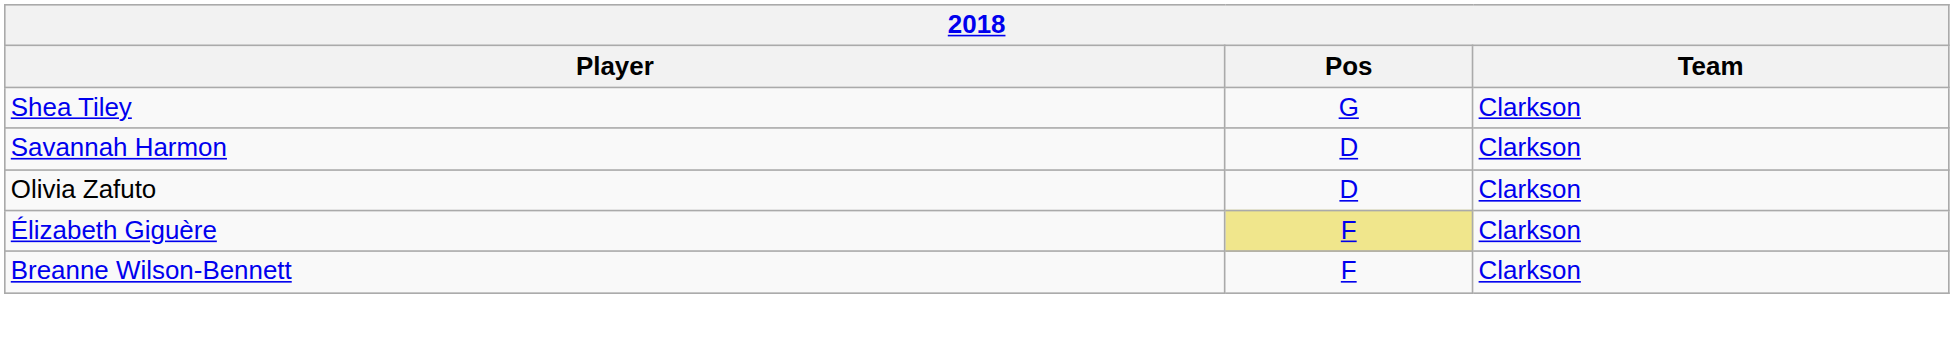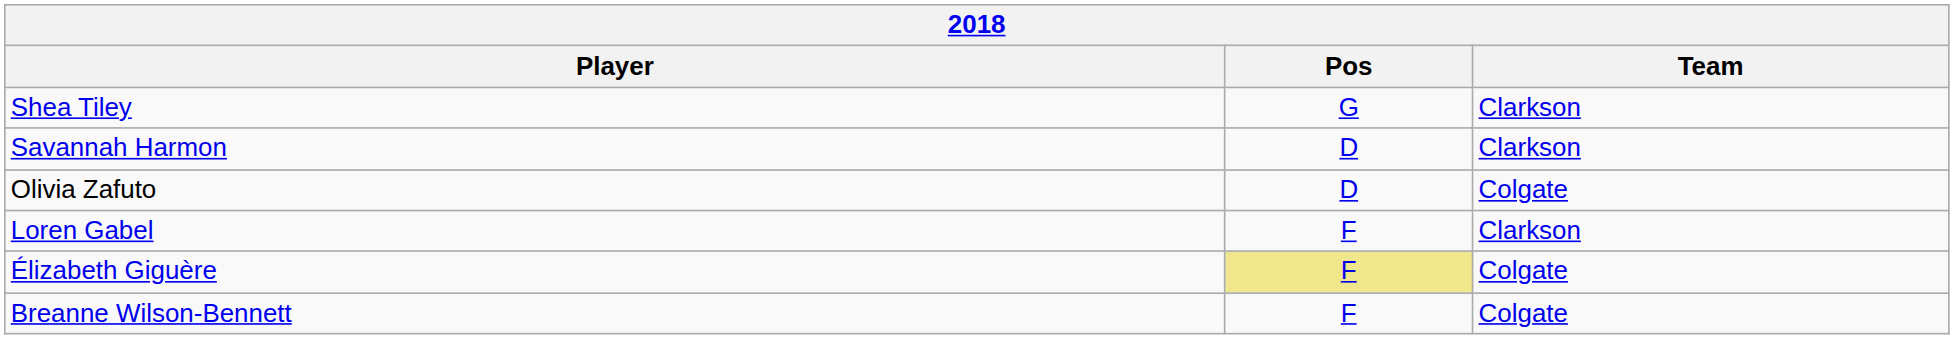(1530, 189) Clarkson -> (1523, 189) Colgate
+ row: (82, 230)
(1530, 230) Clarkson -> (1523, 271) Colgate
(1530, 271) Clarkson -> (1523, 312) Colgate
